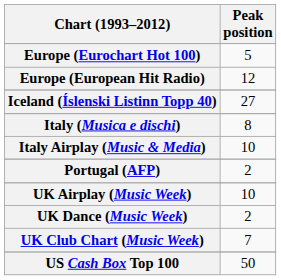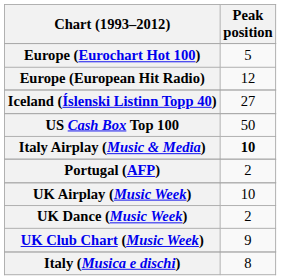rows swapped: (112, 124) <-> (112, 263)
(248, 147) normal -> (248, 147) bold
(248, 240) 7 -> (248, 240) 9
